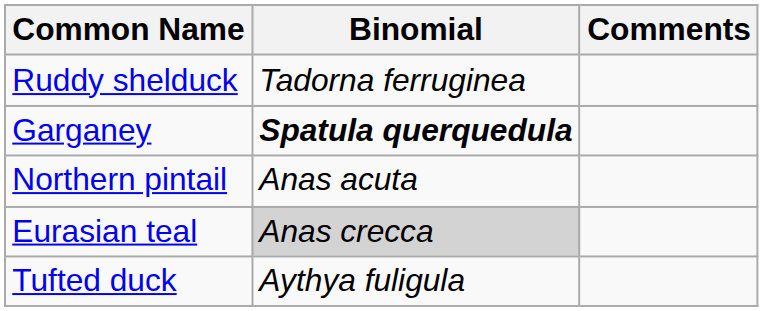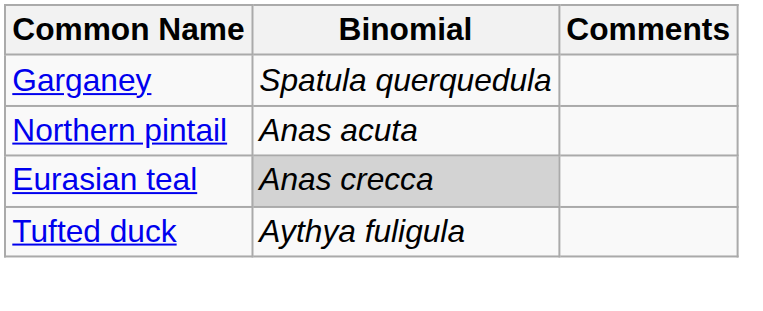- row: (125, 79)
(416, 130) bold -> (405, 79) normal
